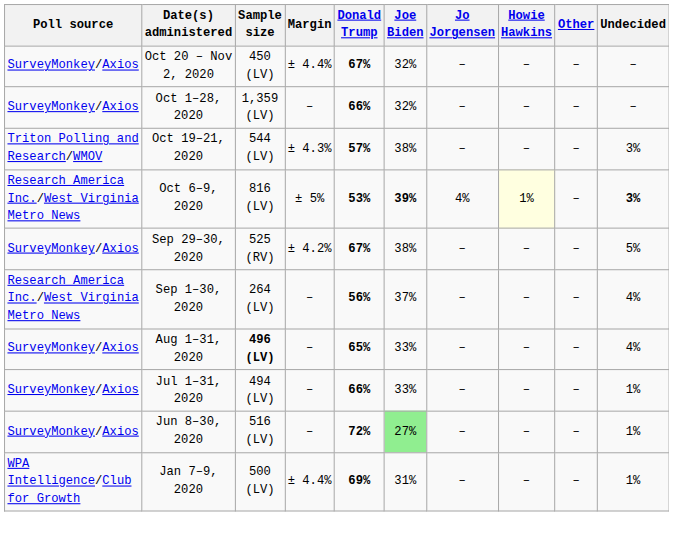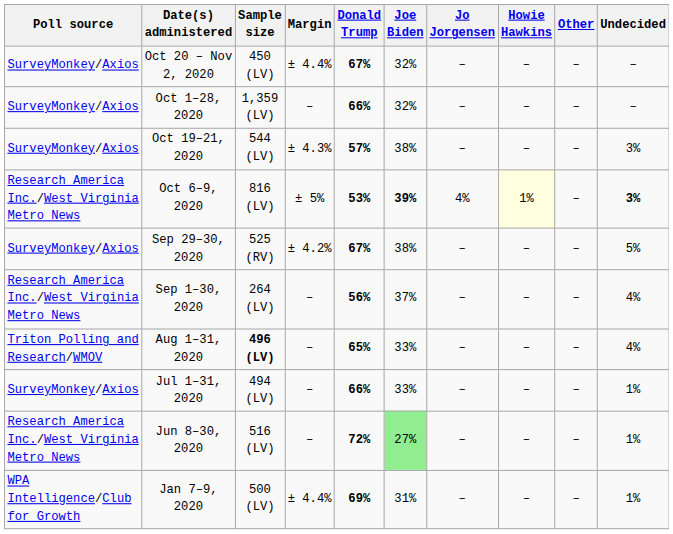(73, 148) Triton Polling and Research/WMOV -> (73, 148) SurveyMonkey/Axios
(73, 348) SurveyMonkey/Axios -> (73, 348) Triton Polling and Research/WMOV
(73, 431) SurveyMonkey/Axios -> (73, 440) Research America Inc./West Virginia Metro News
